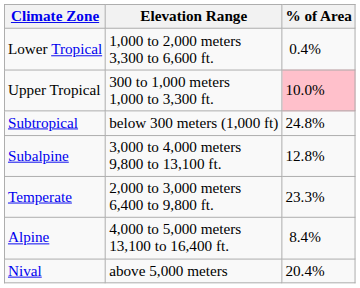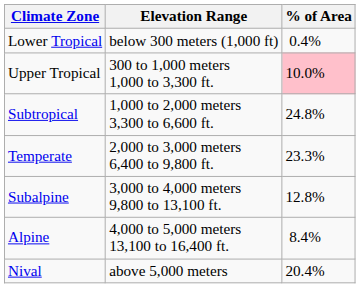(175, 49) 1,000 to 2,000 meters 3,300 to 6,600 ft. -> (194, 40) below 300 meters (1,000 ft)
(194, 123) below 300 meters (1,000 ft) -> (175, 114) 1,000 to 2,000 meters 3,300 to 6,600 ft.
rows swapped: (40, 196) <-> (38, 155)
